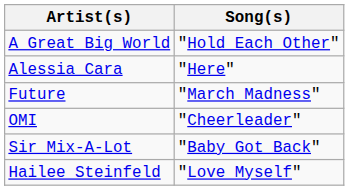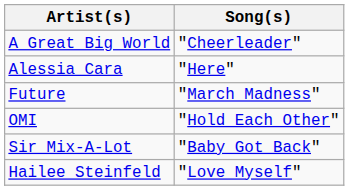(259, 43) "Hold Each Other" -> (240, 43) "Cheerleader"
(240, 121) "Cheerleader" -> (259, 121) "Hold Each Other"
